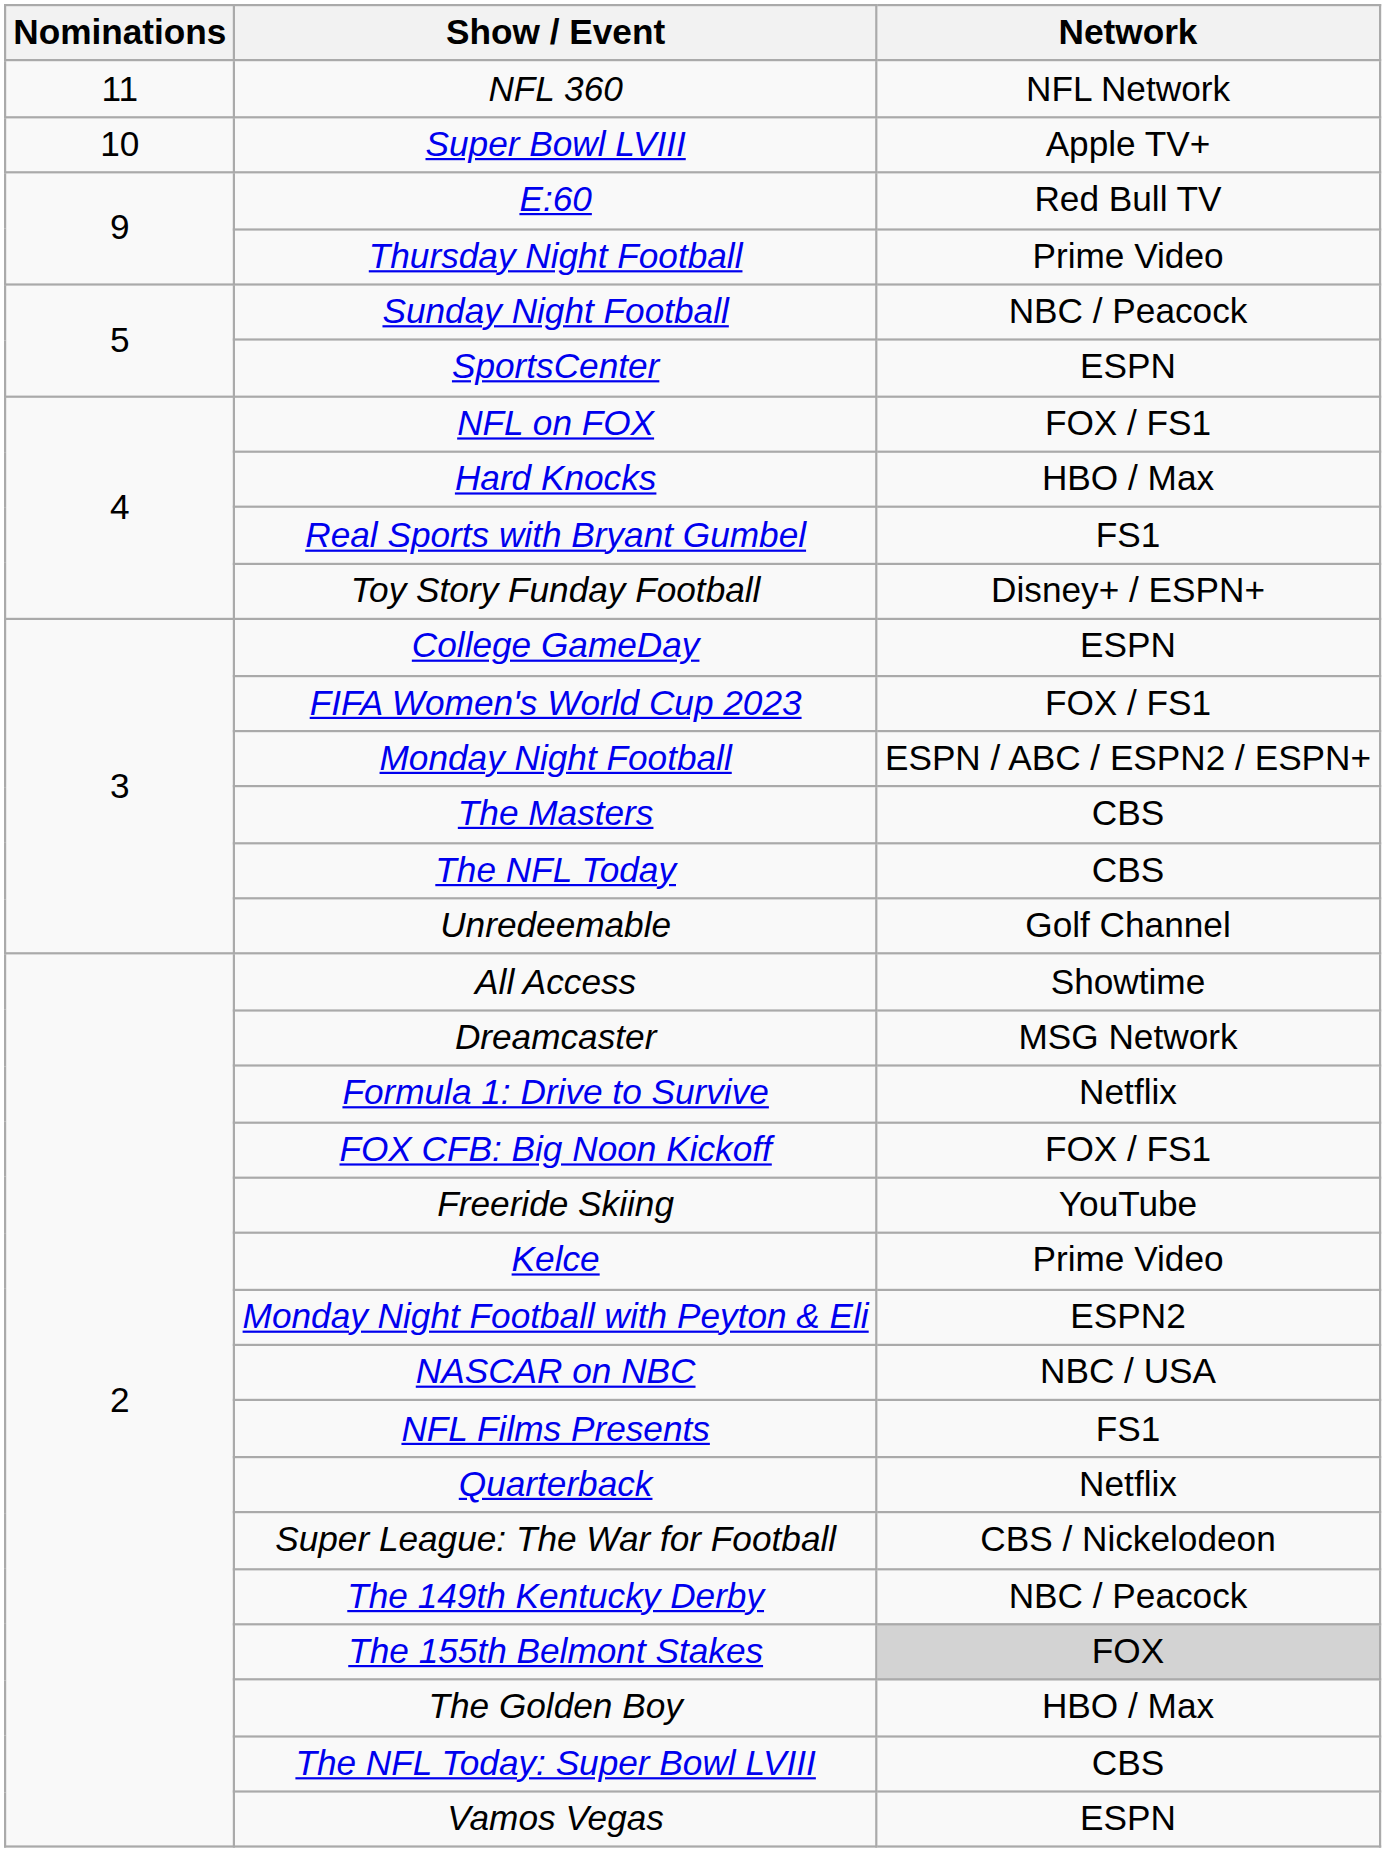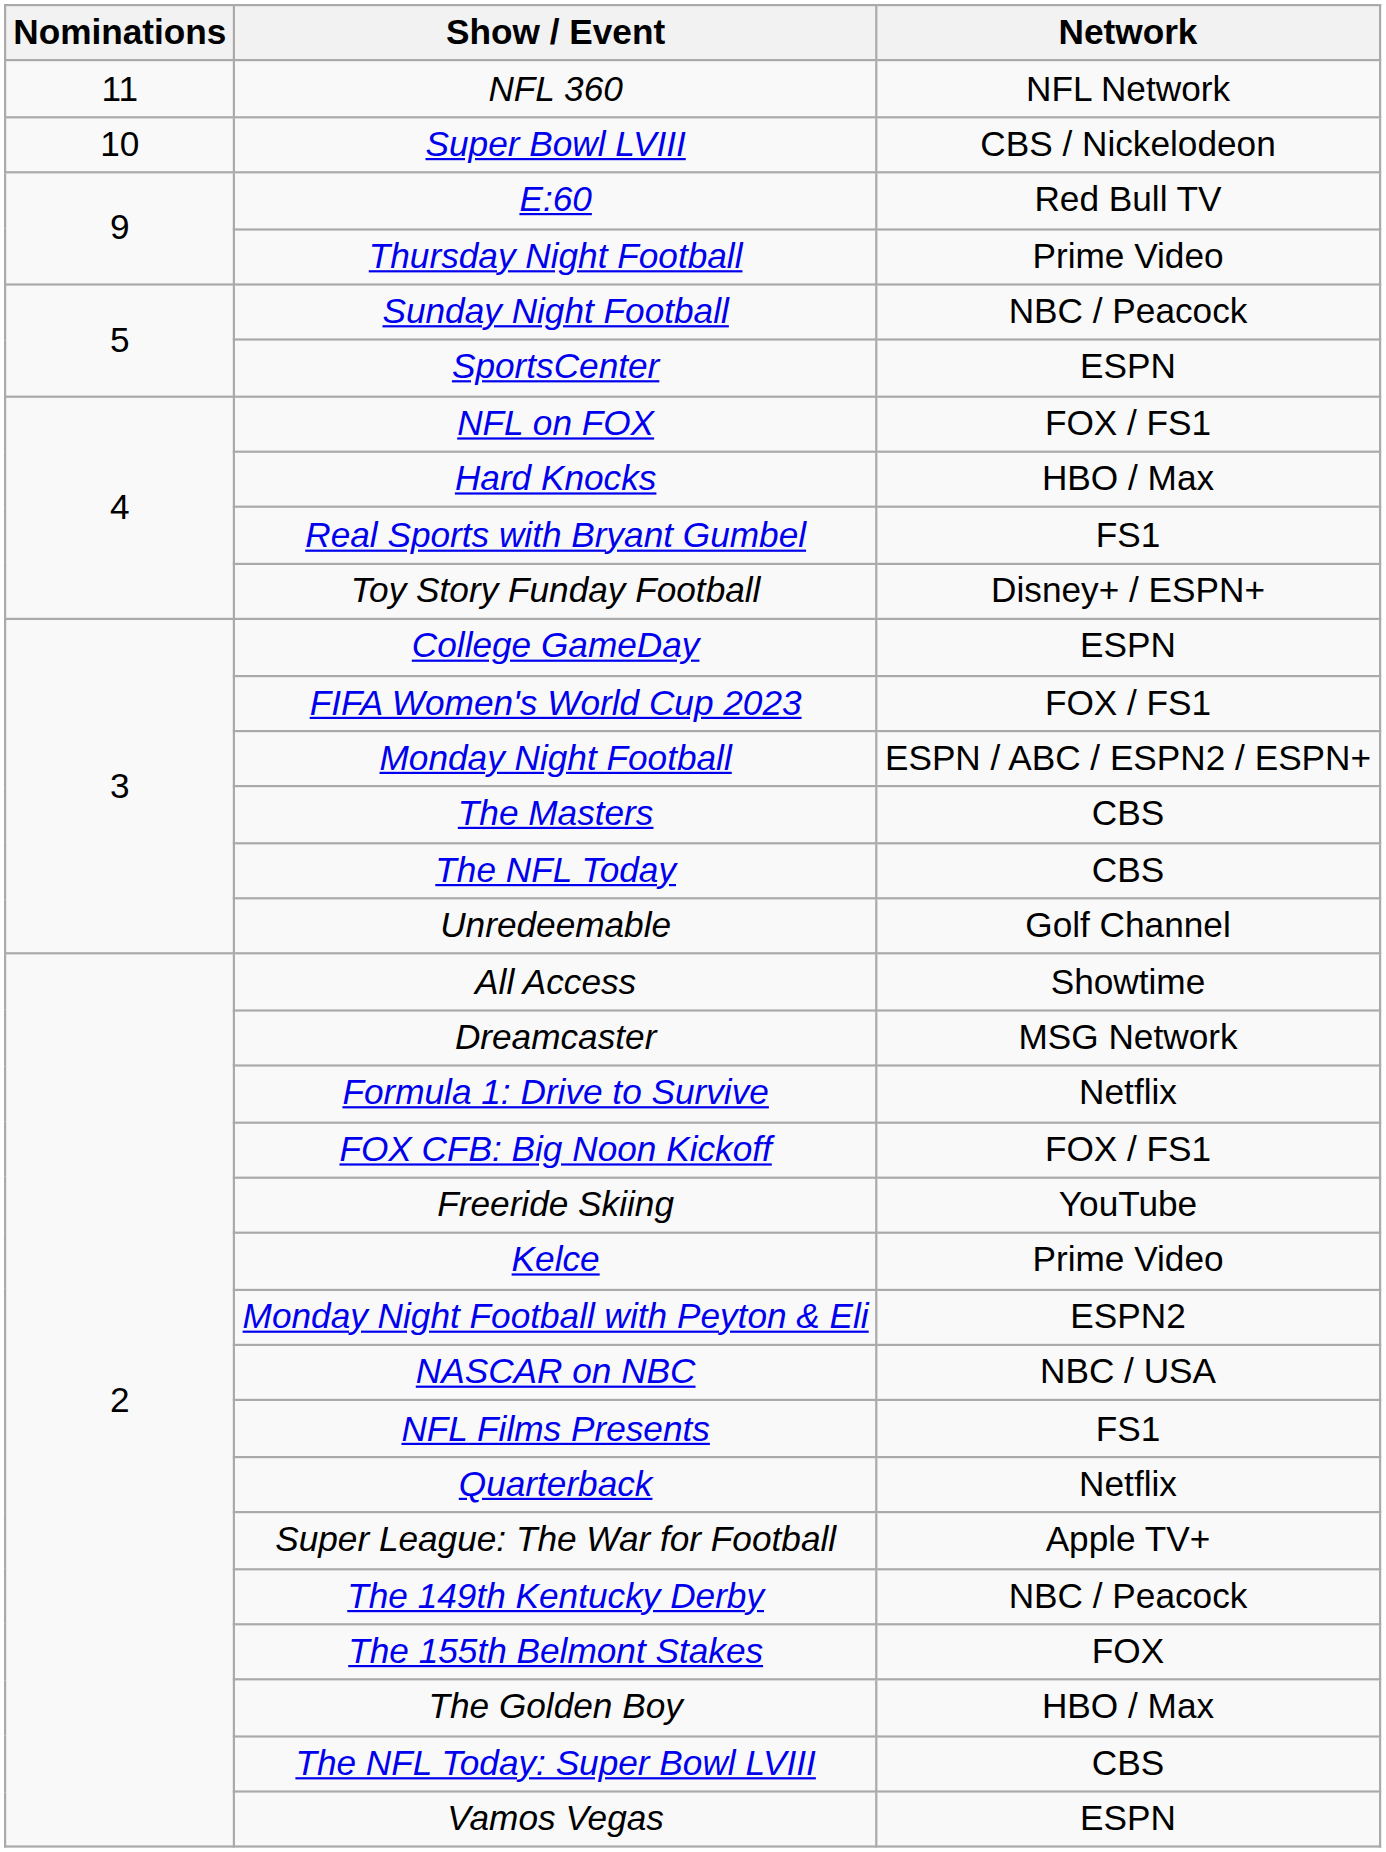(1128, 144) Apple TV+ -> (1128, 144) CBS / Nickelodeon
(1128, 1539) CBS / Nickelodeon -> (1128, 1539) Apple TV+
(1128, 1651) lightgrey background -> (1128, 1651) no background
